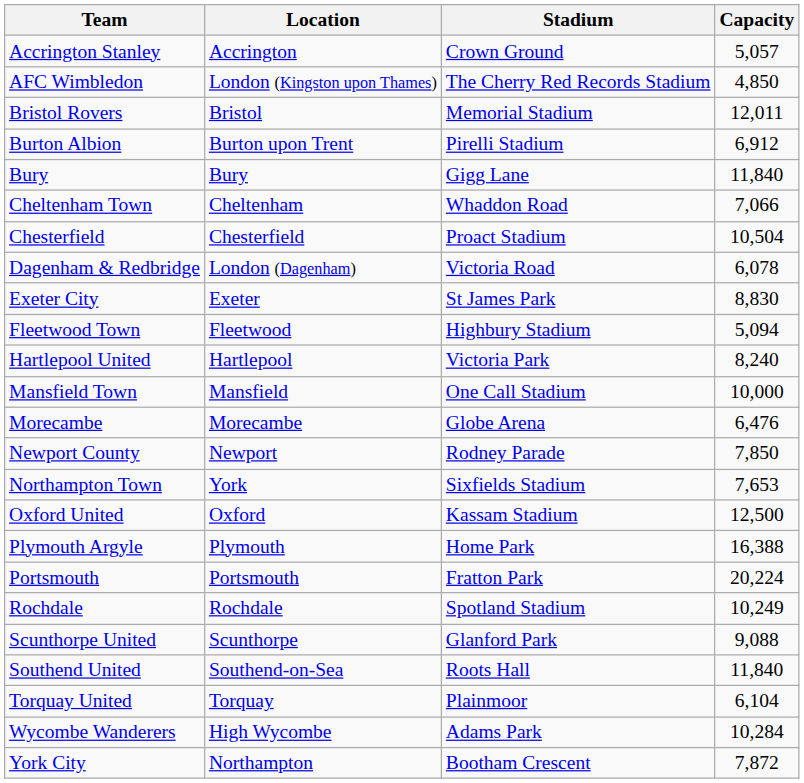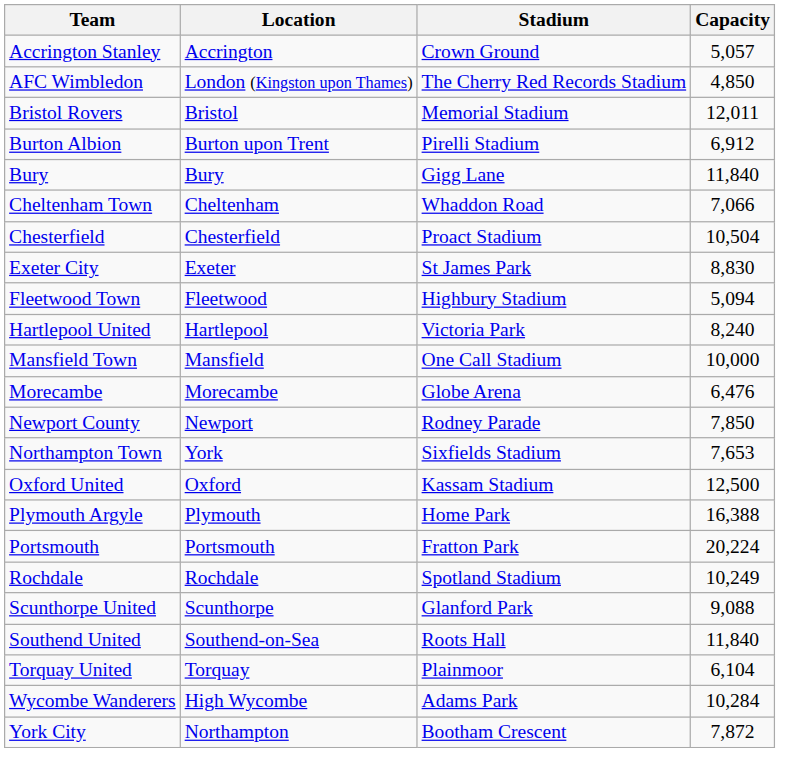- row: (105, 267)
